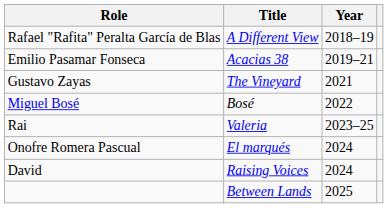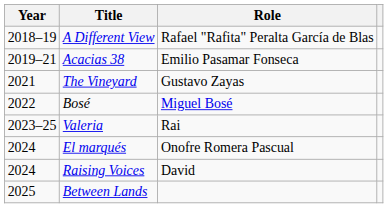columns swapped: (349, 15) <-> (114, 15)
